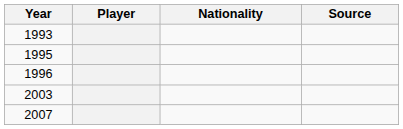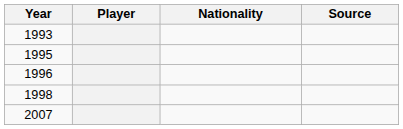+ row: (38, 94)
- row: (38, 94)
